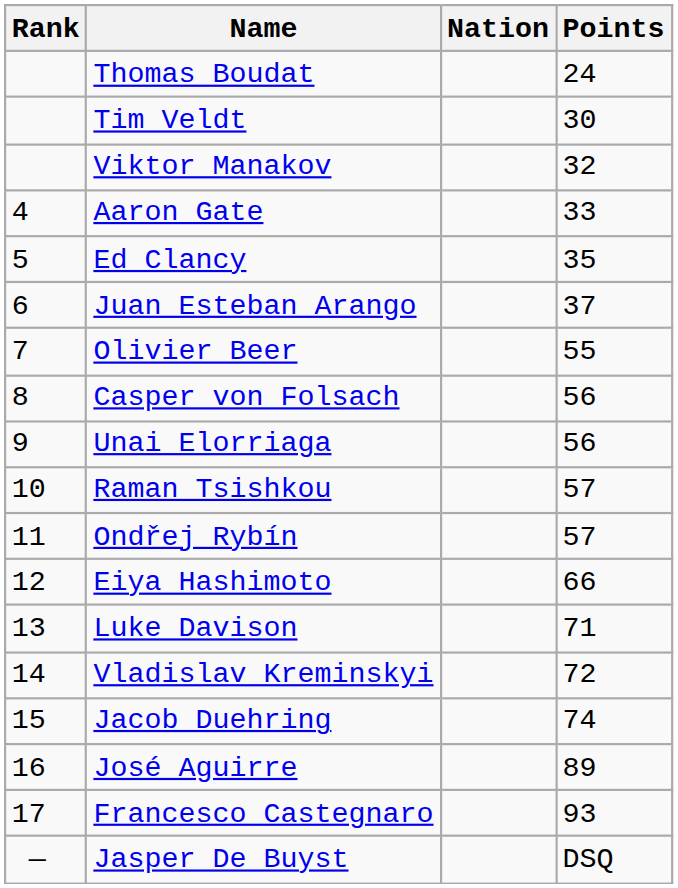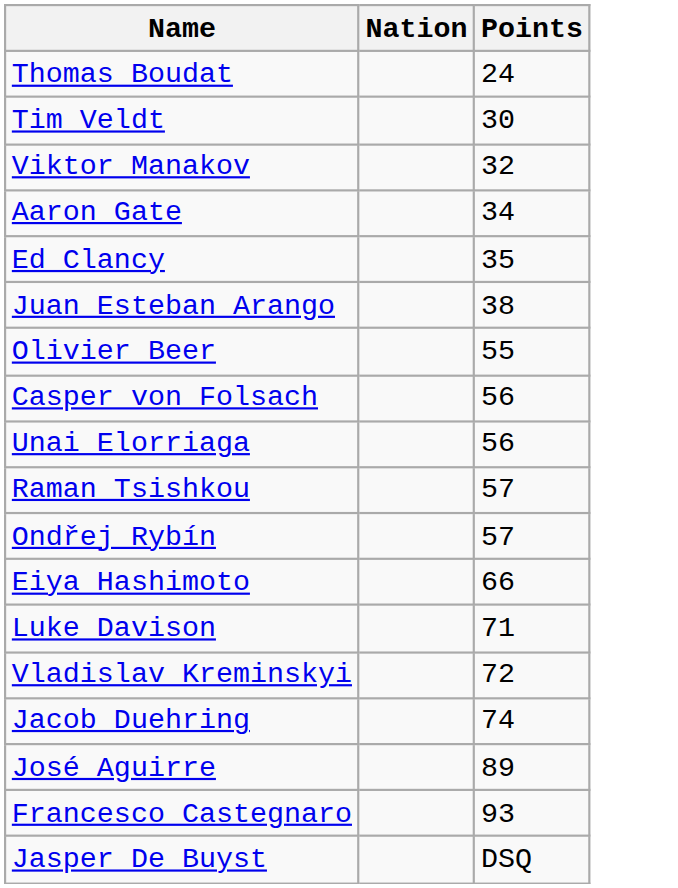- column: (46, 28)
(580, 213) 33 -> (498, 213) 34
(580, 305) 37 -> (498, 305) 38
